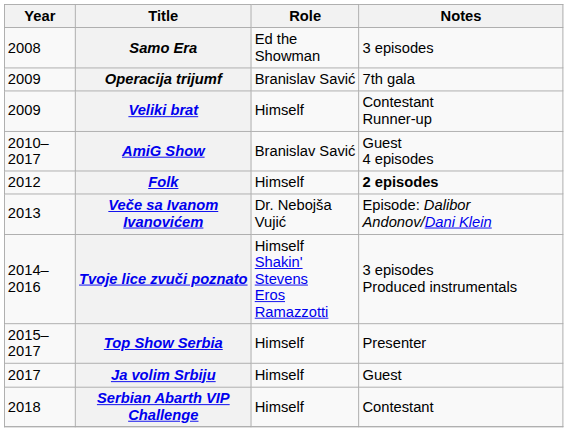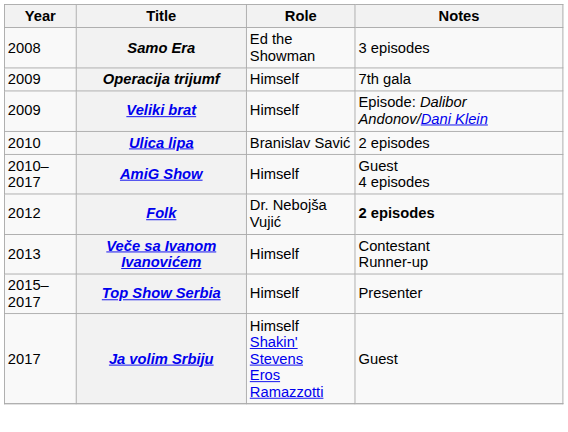(305, 79) Branislav Savić -> (274, 79) Himself
(398, 111) Contestant Runner-up -> (423, 111) Episode: Dalibor Andonov/Dani Klein
+ row: (161, 142)
(305, 150) Branislav Savić -> (274, 174) Himself
(279, 182) Himself -> (288, 214) Dr. Nebojša Vujić
(293, 214) Dr. Nebojša Vujić -> (274, 254) Himself
(427, 214) Episode: Dalibor Andonov/Dani Klein -> (394, 254) Contestant Runner-up
- row: (163, 278)
(279, 375) Himself -> (287, 358) Himself Shakin' Stevens Eros Ramazzotti
- row: (163, 406)
